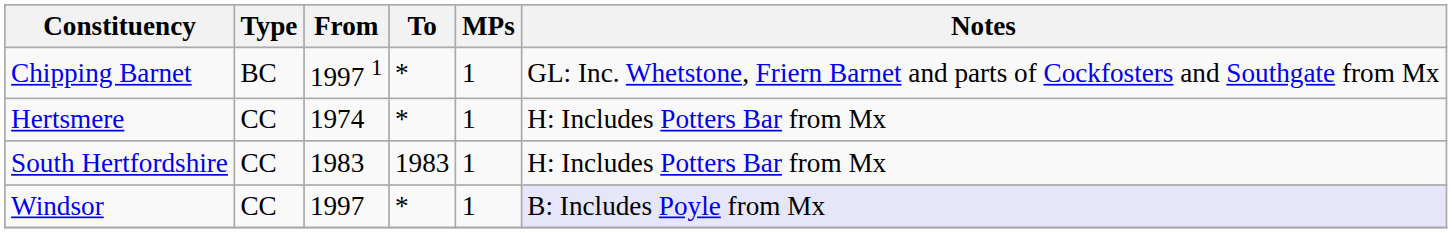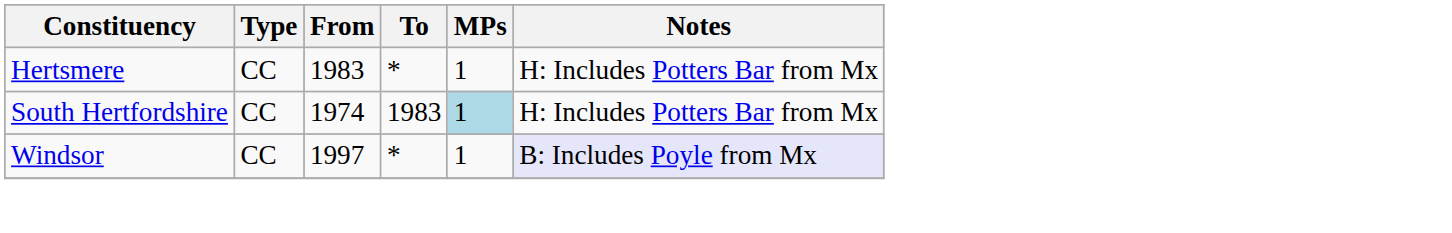- row: (101, 72)
(337, 119) 1974 -> (337, 69) 1983
(337, 162) 1983 -> (337, 112) 1974
(469, 162) no background -> (461, 112) lightblue background
